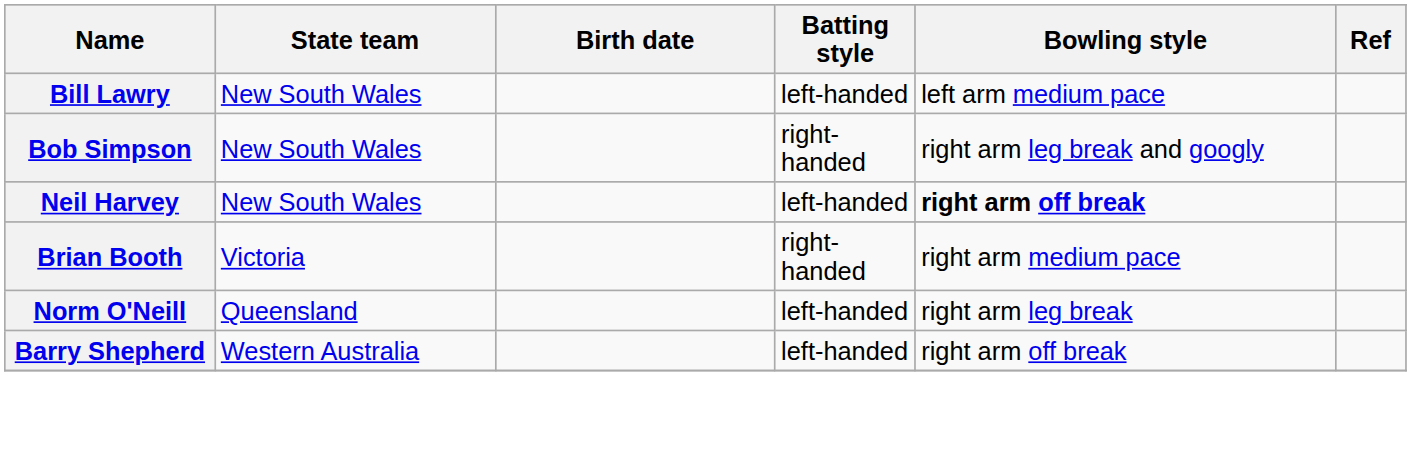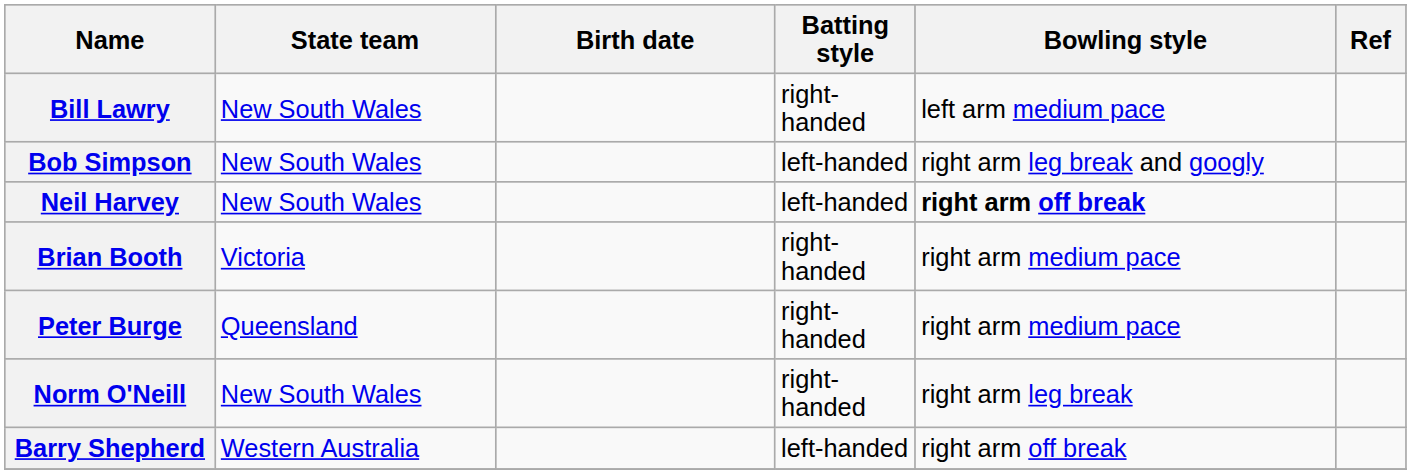(845, 94) left-handed -> (823, 108) right-handed
(823, 148) right-handed -> (845, 162) left-handed
+ row: (110, 325)
(289, 311) Queensland -> (321, 394) New South Wales
(845, 311) left-handed -> (823, 394) right-handed
